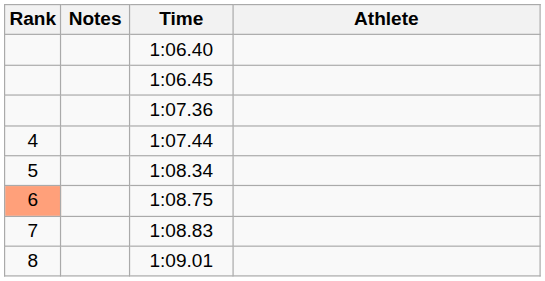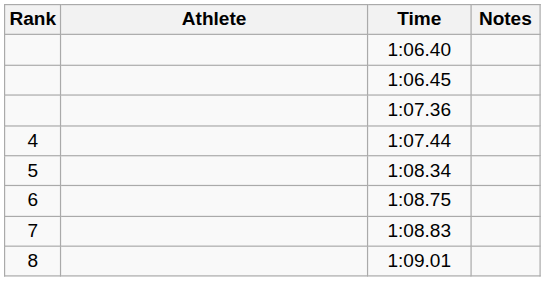columns swapped: (386, 19) <-> (95, 19)
(33, 200) lightsalmon background -> (33, 200) no background
